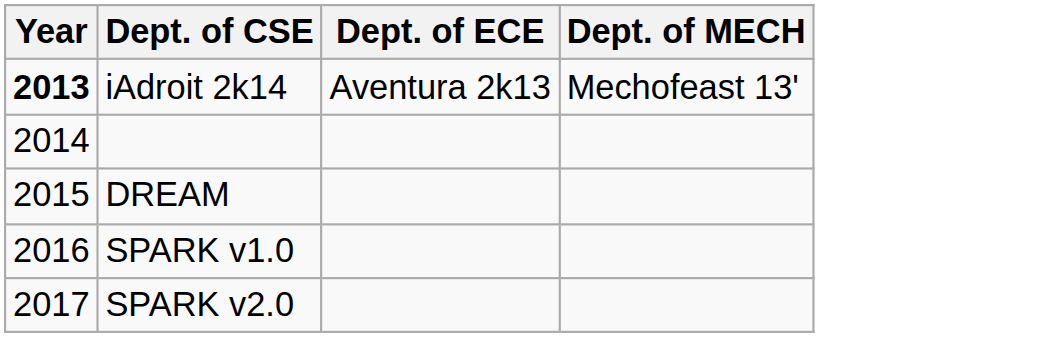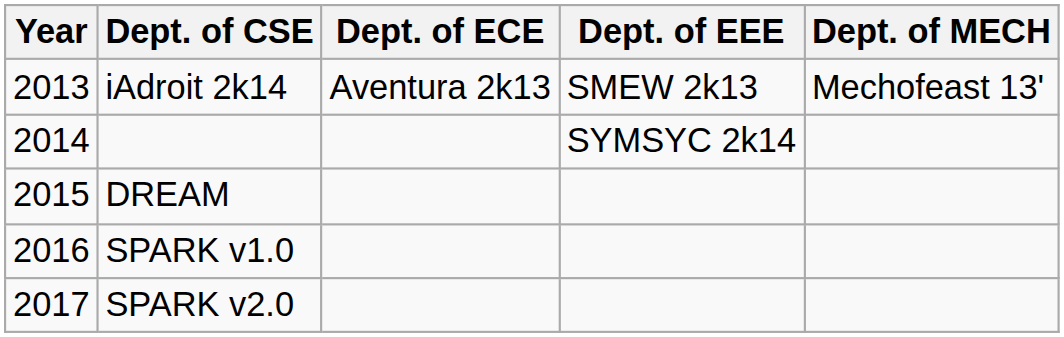+ column: (681, 31)
(51, 86) bold -> (51, 86) normal
